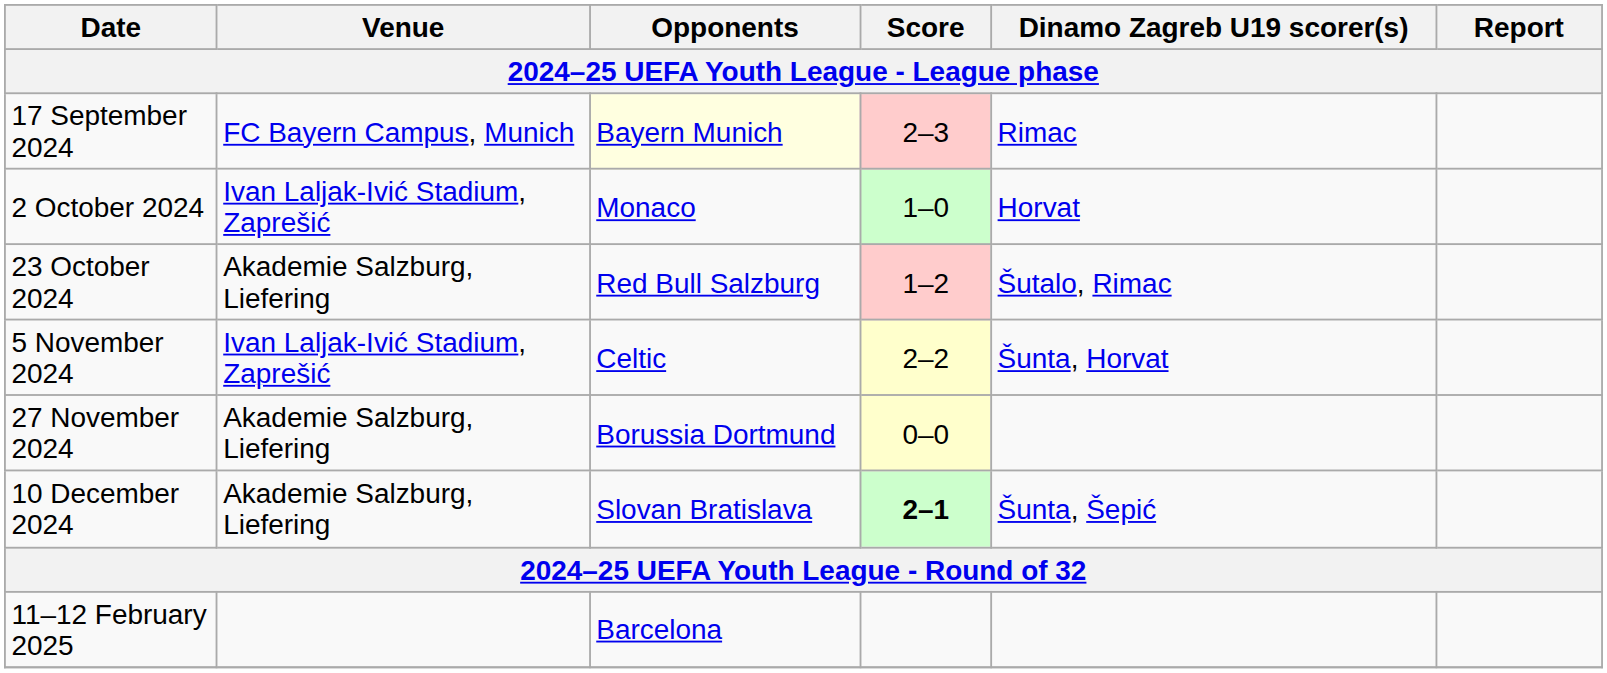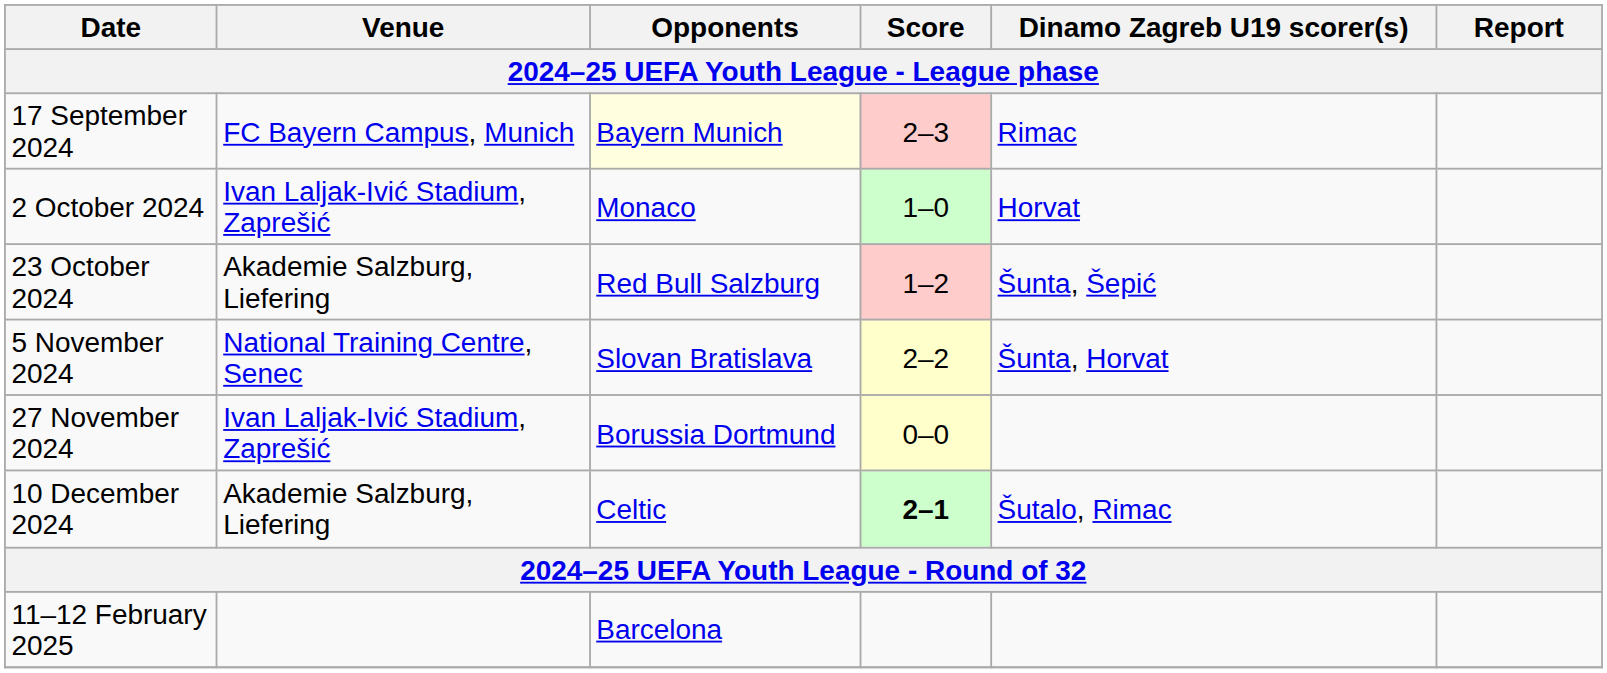(1085, 283) Šutalo, Rimac -> (1077, 283) Šunta, Šepić
(375, 358) Ivan Laljak-Ivić Stadium, Zaprešić -> (378, 358) National Training Centre, Senec
(631, 358) Celtic -> (704, 358) Slovan Bratislava
(348, 434) Akademie Salzburg, Liefering -> (375, 434) Ivan Laljak-Ivić Stadium, Zaprešić
(704, 509) Slovan Bratislava -> (631, 509) Celtic
(1077, 509) Šunta, Šepić -> (1085, 509) Šutalo, Rimac
